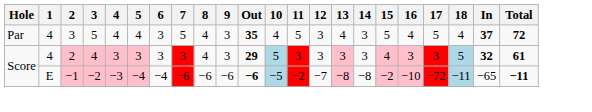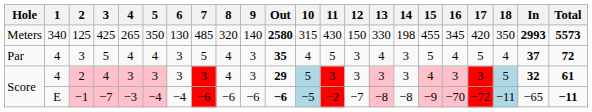+ row: (82, 35)
(94, 76) −2 -> (106, 97) −7
(387, 76) −2 -> (430, 97) −9
(411, 76) −10 -> (455, 97) −70
